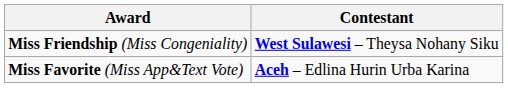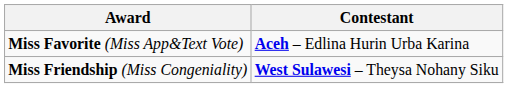rows swapped: (128, 43) <-> (126, 69)
